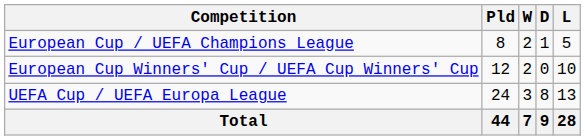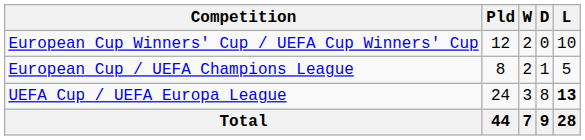rows swapped: (181, 44) <-> (244, 70)
(567, 96) normal -> (567, 96) bold
